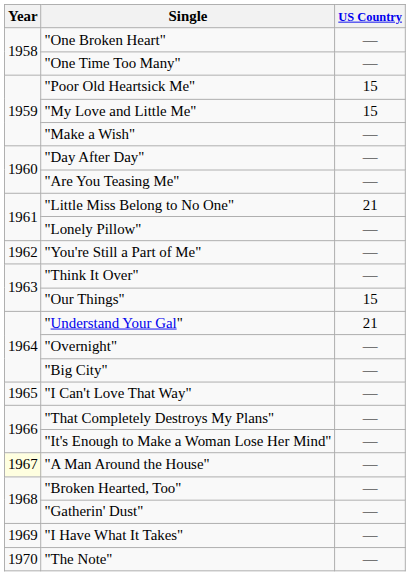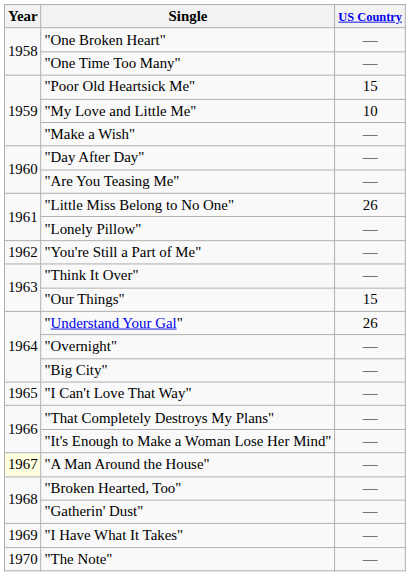(370, 110) 15 -> (370, 110) 10
(370, 205) 21 -> (370, 205) 26
(370, 323) 21 -> (370, 323) 26
